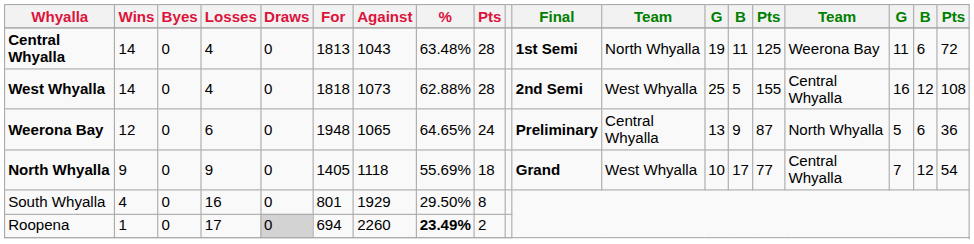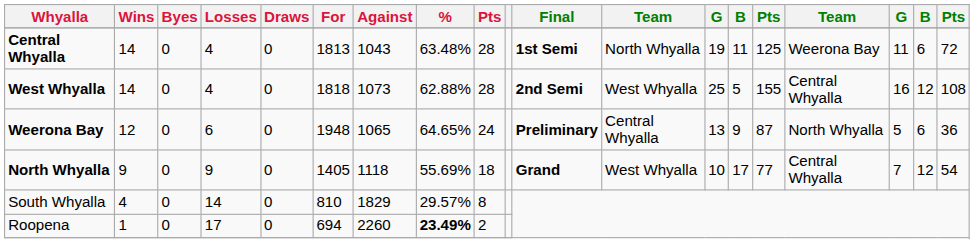(213, 202) 16 -> (213, 202) 14
(329, 202) 801 -> (329, 202) 810
(374, 202) 1929 -> (374, 202) 1829
(445, 202) 29.50% -> (445, 202) 29.57%
(268, 225) lightgrey background -> (268, 225) no background
